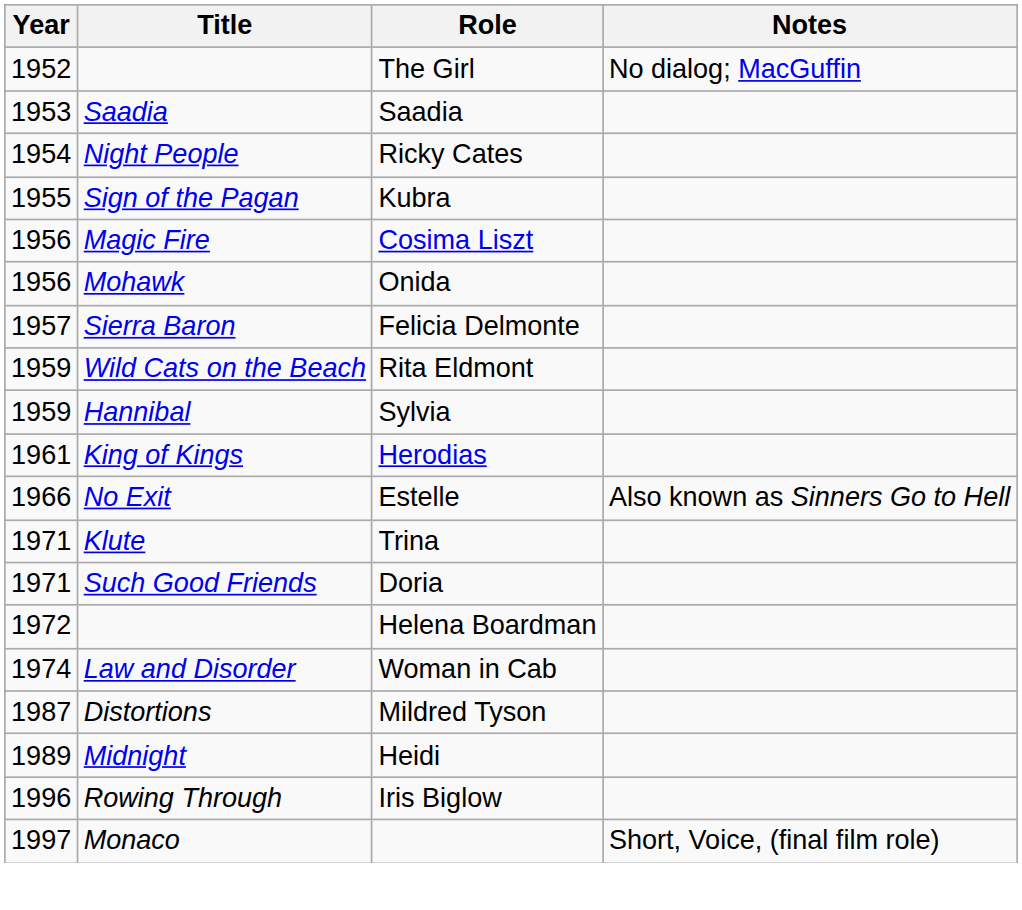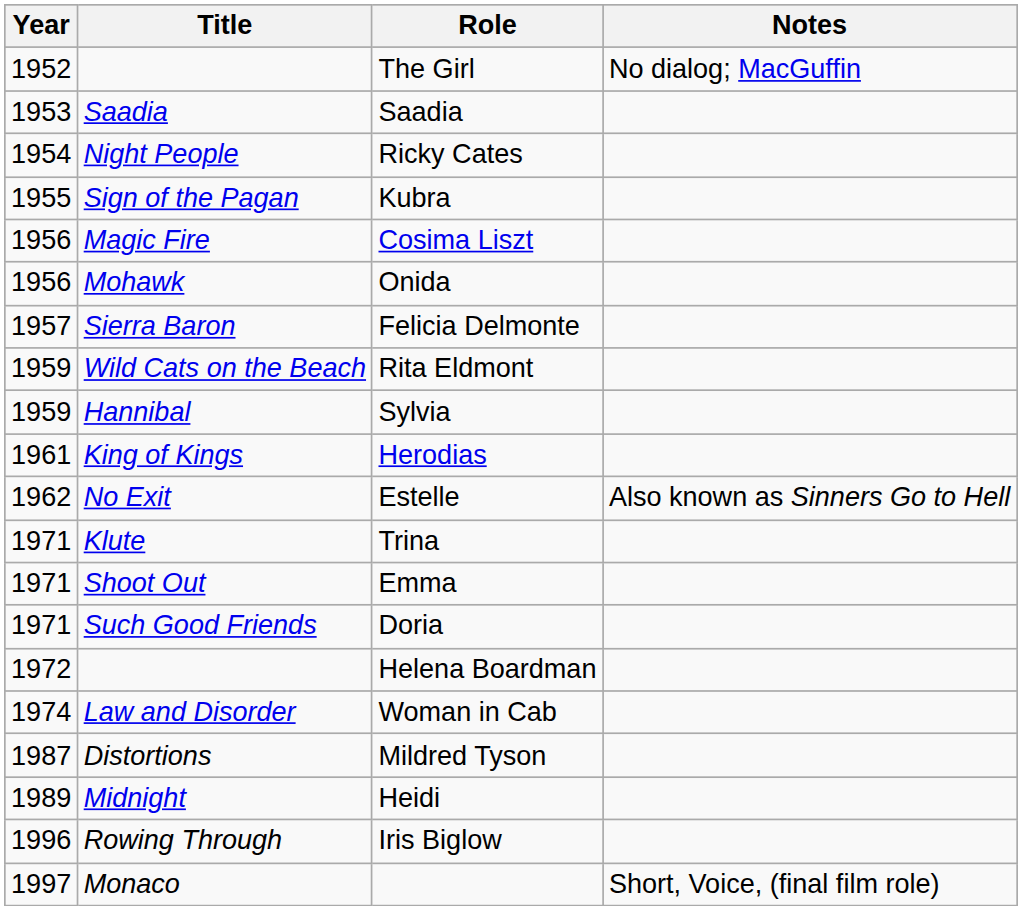(41, 497) 1966 -> (41, 497) 1962
+ row: (418, 583)
